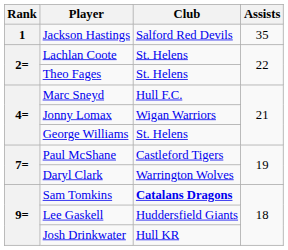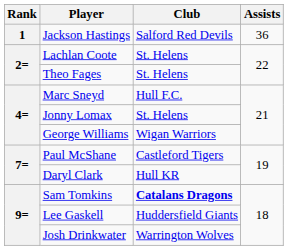(262, 34) 35 -> (262, 34) 36
(176, 114) Wigan Warriors -> (162, 114) St. Helens
(162, 134) St. Helens -> (176, 134) Wigan Warriors
(185, 174) Warrington Wolves -> (157, 174) Hull KR
(157, 235) Hull KR -> (185, 235) Warrington Wolves
